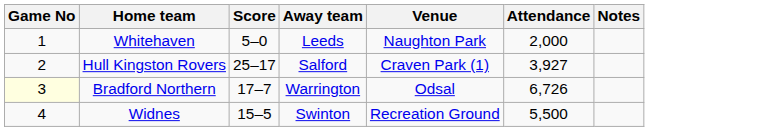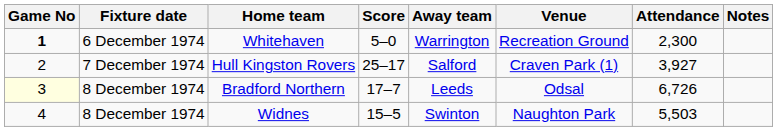+ column: (144, 16)
(42, 41) normal -> (42, 41) bold
(323, 41) Leeds -> (452, 41) Warrington
(435, 41) Naughton Park -> (564, 41) Recreation Ground
(549, 41) 2,000 -> (678, 41) 2,300
(323, 89) Warrington -> (452, 89) Leeds
(435, 114) Recreation Ground -> (564, 114) Naughton Park
(549, 114) 5,500 -> (678, 114) 5,503
